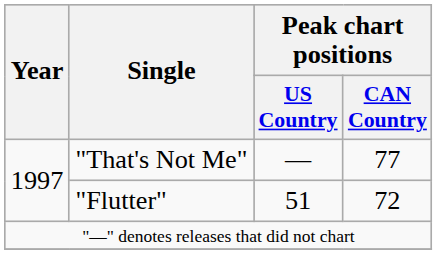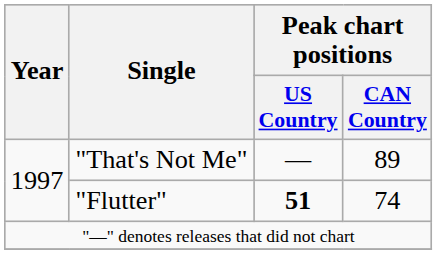(387, 159) 77 -> (387, 159) 89
(298, 200) normal -> (298, 200) bold
(387, 200) 72 -> (387, 200) 74
